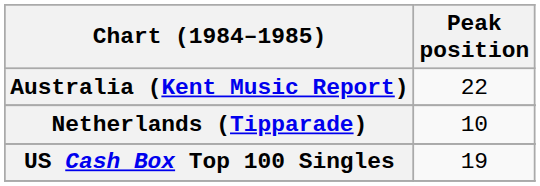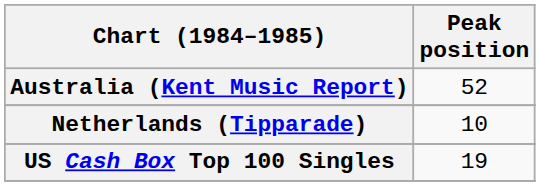(474, 87) 22 -> (474, 87) 52
